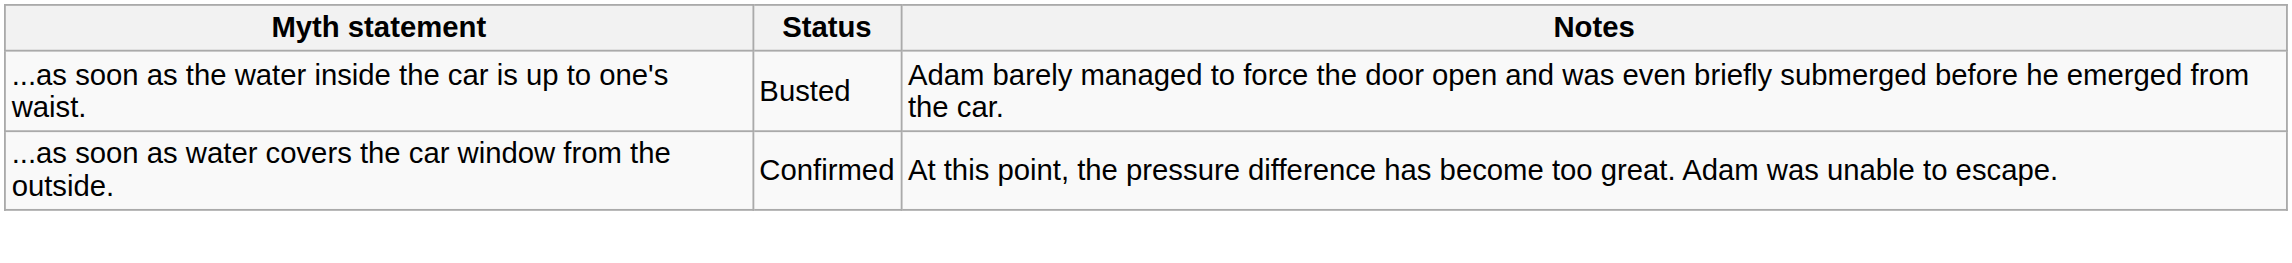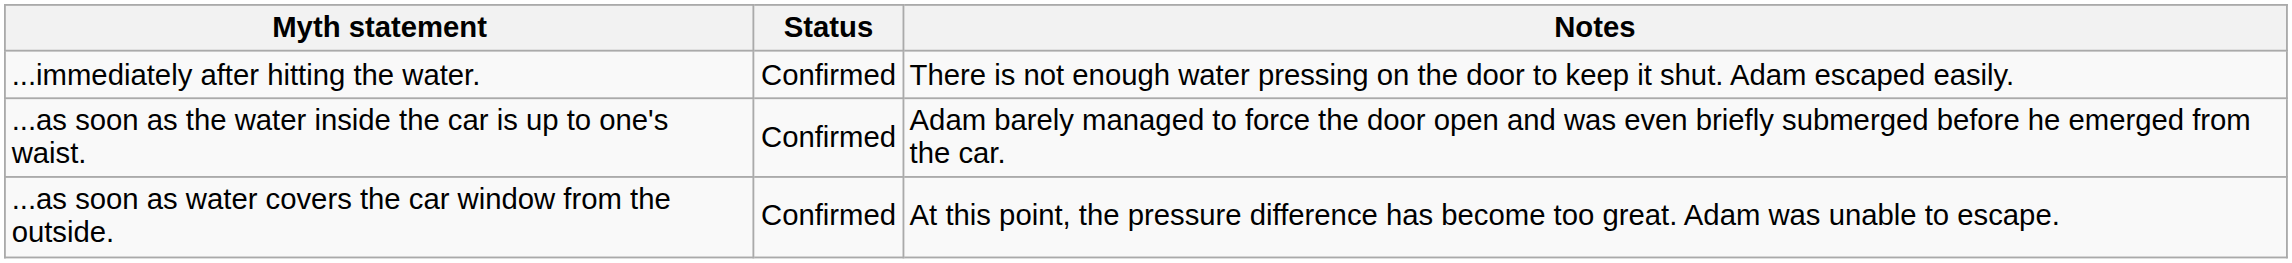+ row: (246, 74)
(805, 90) Busted -> (829, 137) Confirmed
